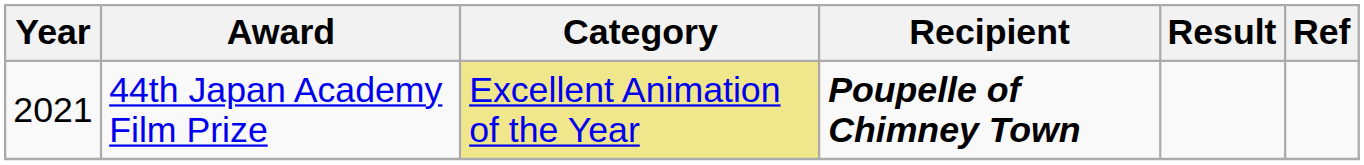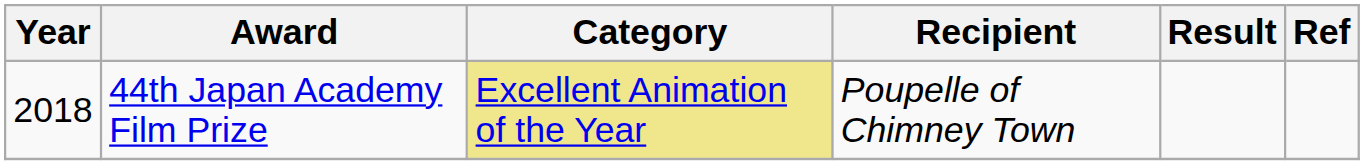(53, 109) 2021 -> (53, 109) 2018
(954, 109) bold -> (958, 109) normal
